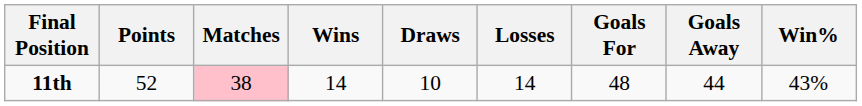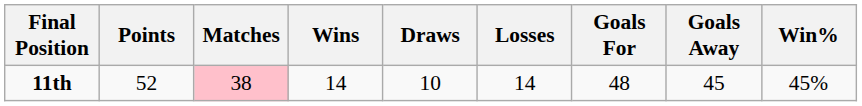(714, 83) 44 -> (714, 83) 45
(808, 83) 43% -> (808, 83) 45%
